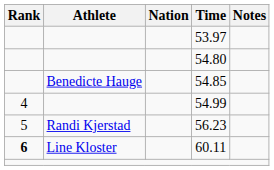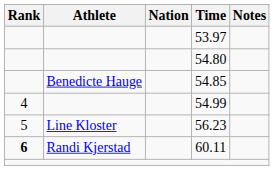(89, 125) Randi Kjerstad -> (82, 125) Line Kloster
(82, 147) Line Kloster -> (89, 147) Randi Kjerstad
